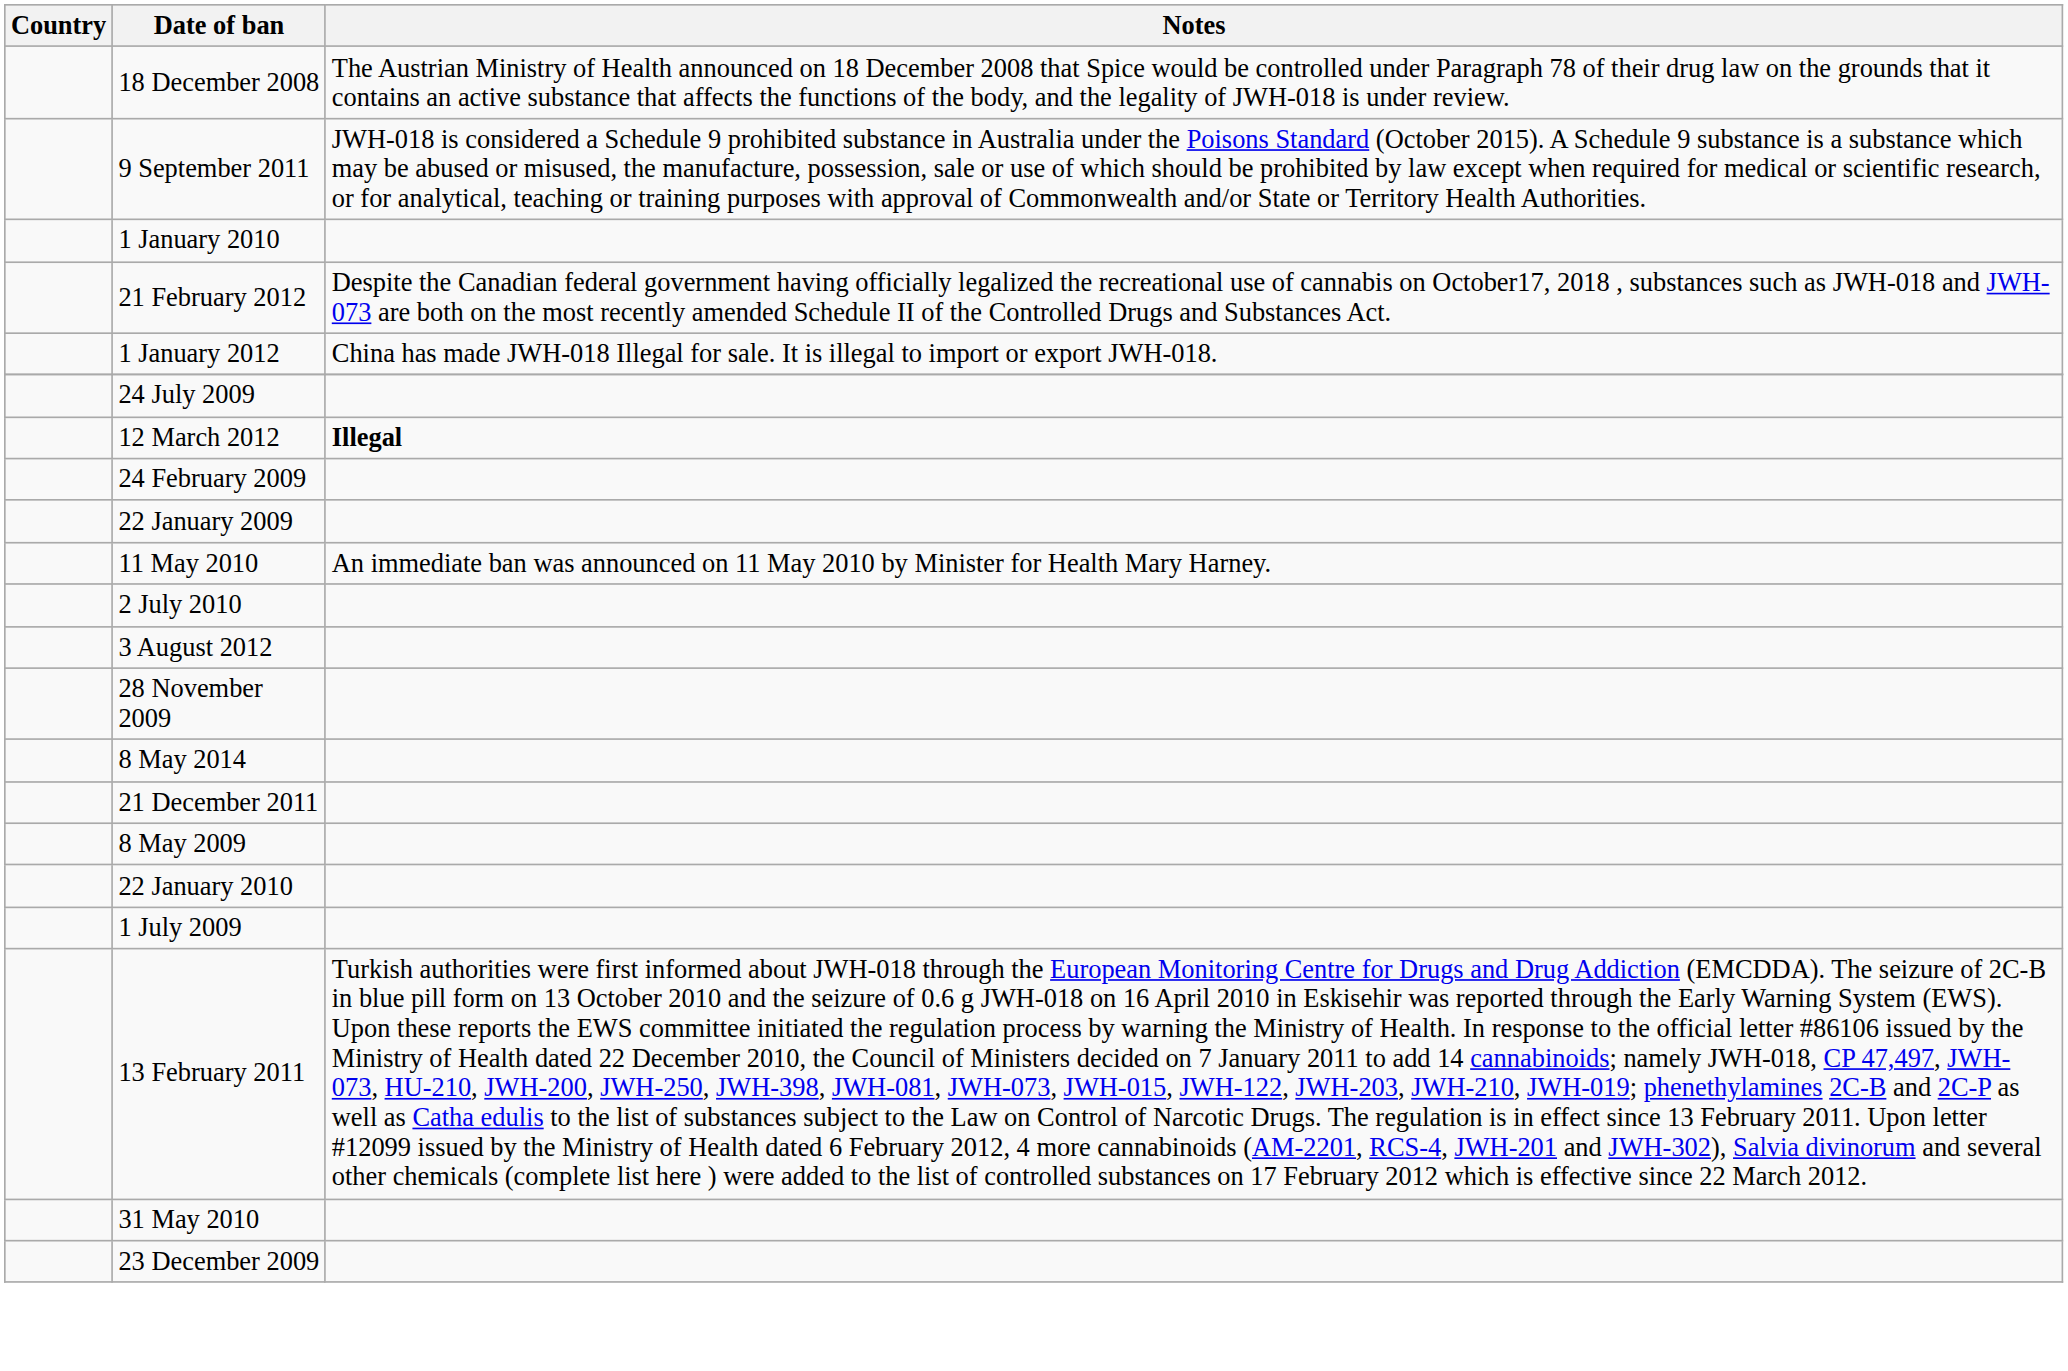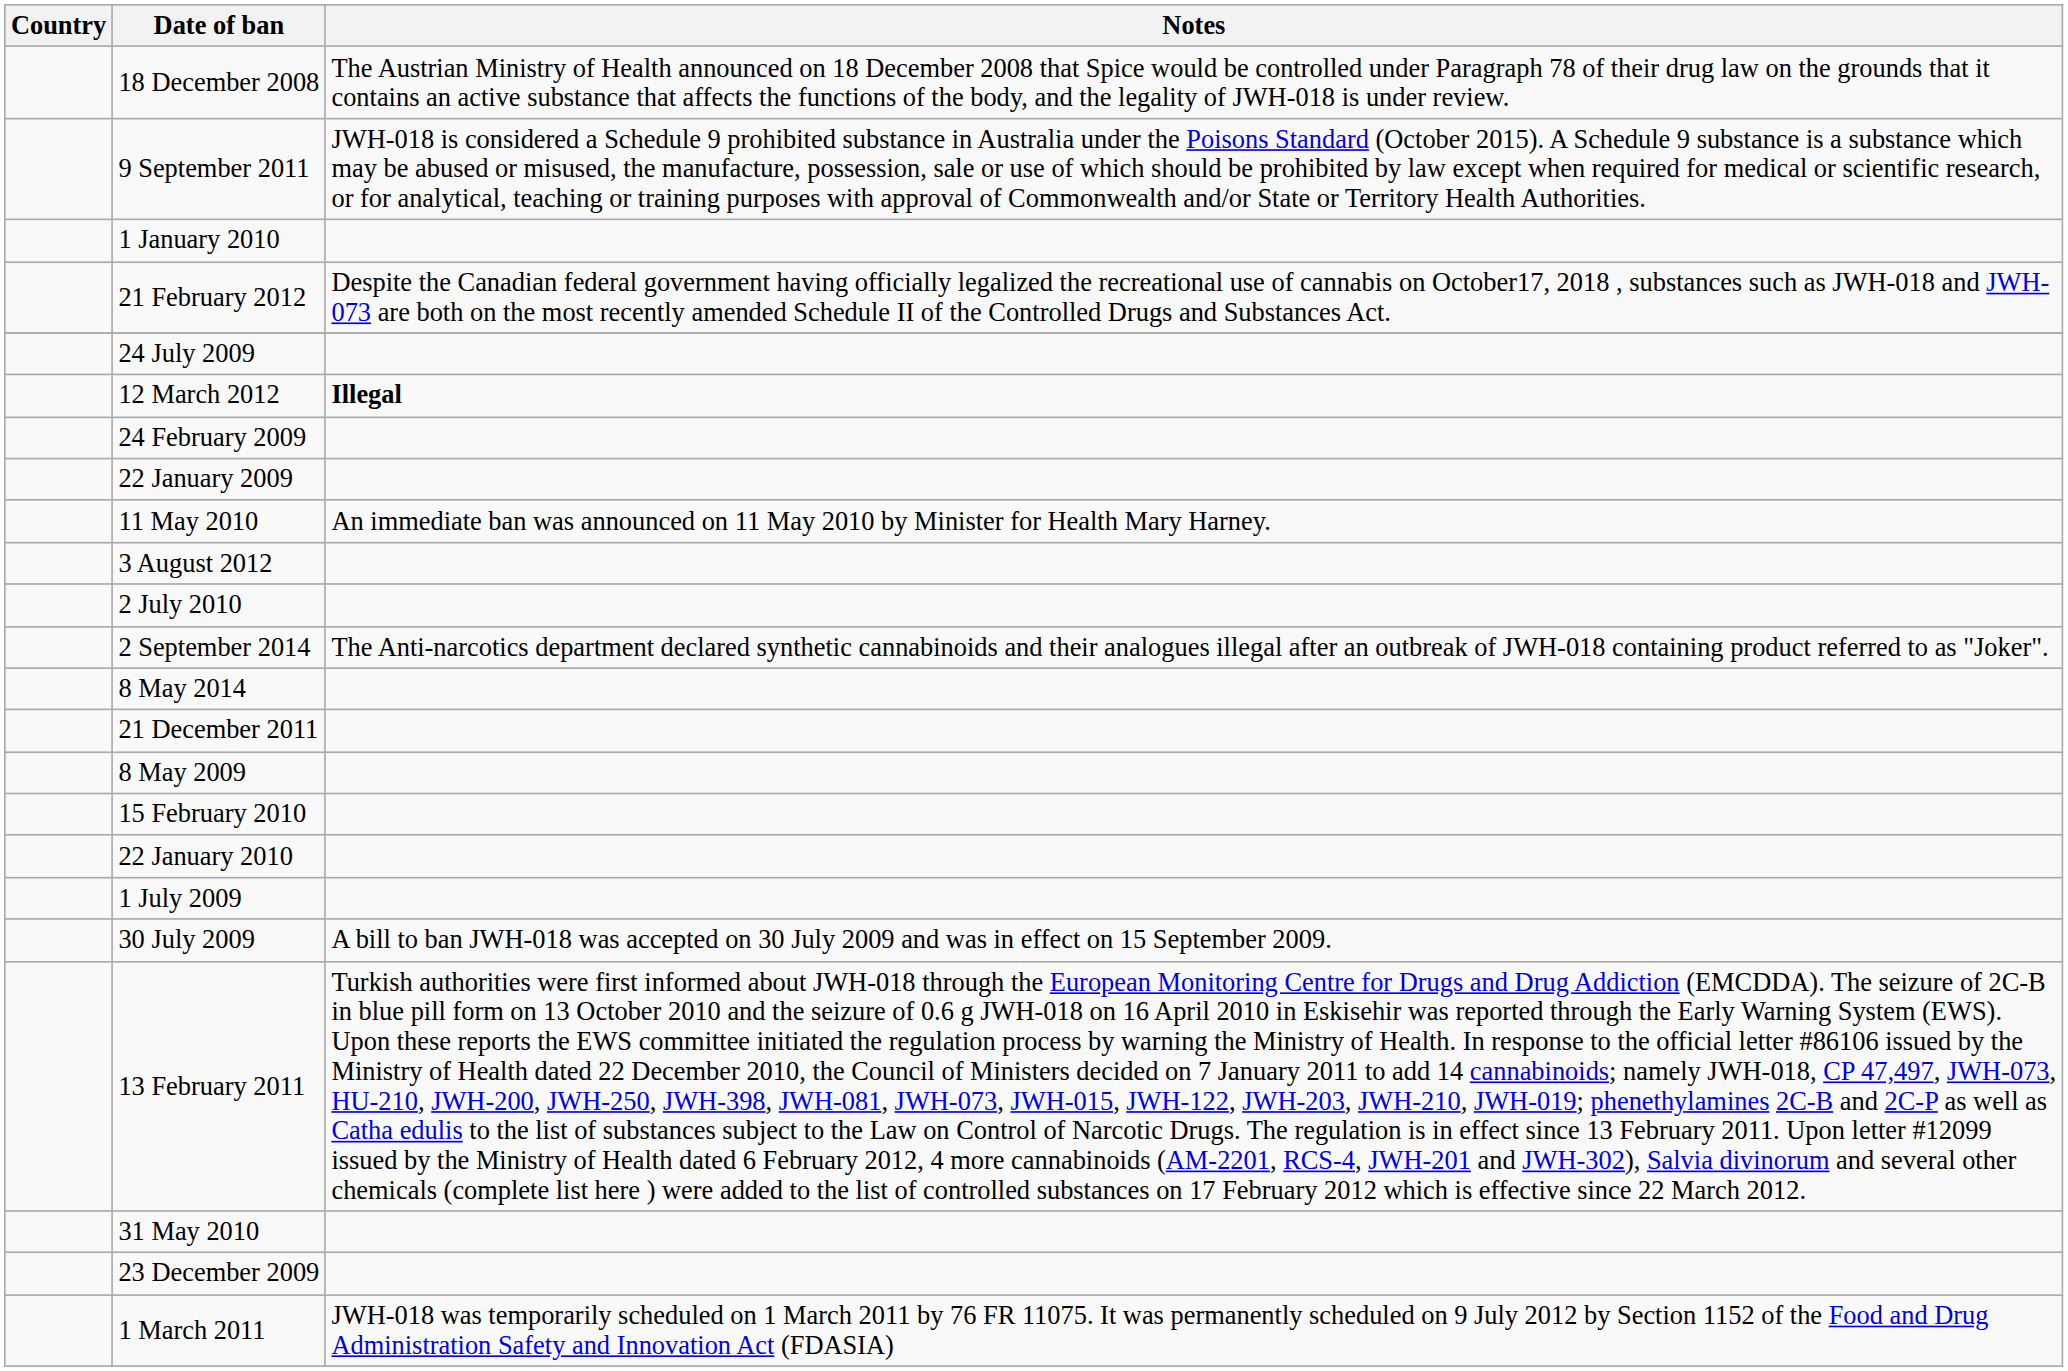- row: (199, 353)
rows swapped: (180, 604) <-> (195, 646)
+ row: (214, 646)
- row: (191, 703)
+ row: (212, 814)
+ row: (187, 939)
+ row: (192, 1329)
